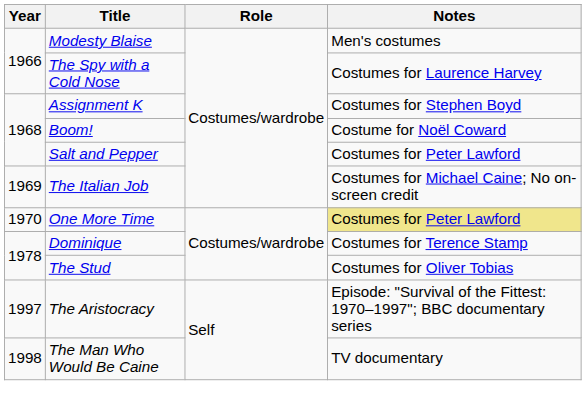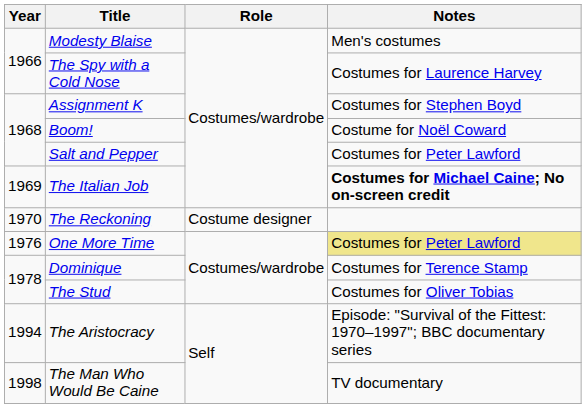(454, 186) normal -> (448, 186) bold
+ row: (100, 219)
(25, 219) 1970 -> (25, 243) 1976
(25, 308) 1997 -> (25, 333) 1994
